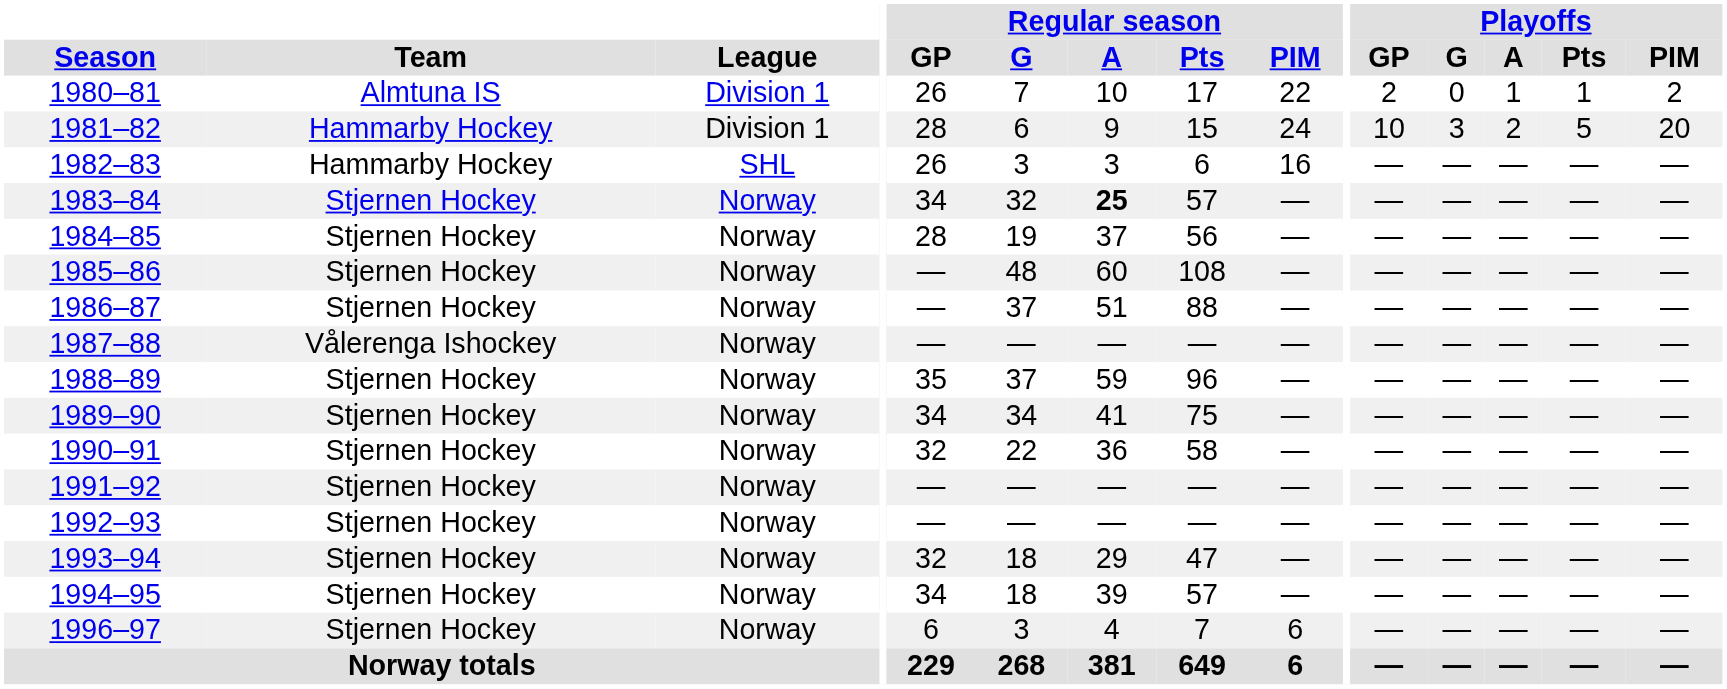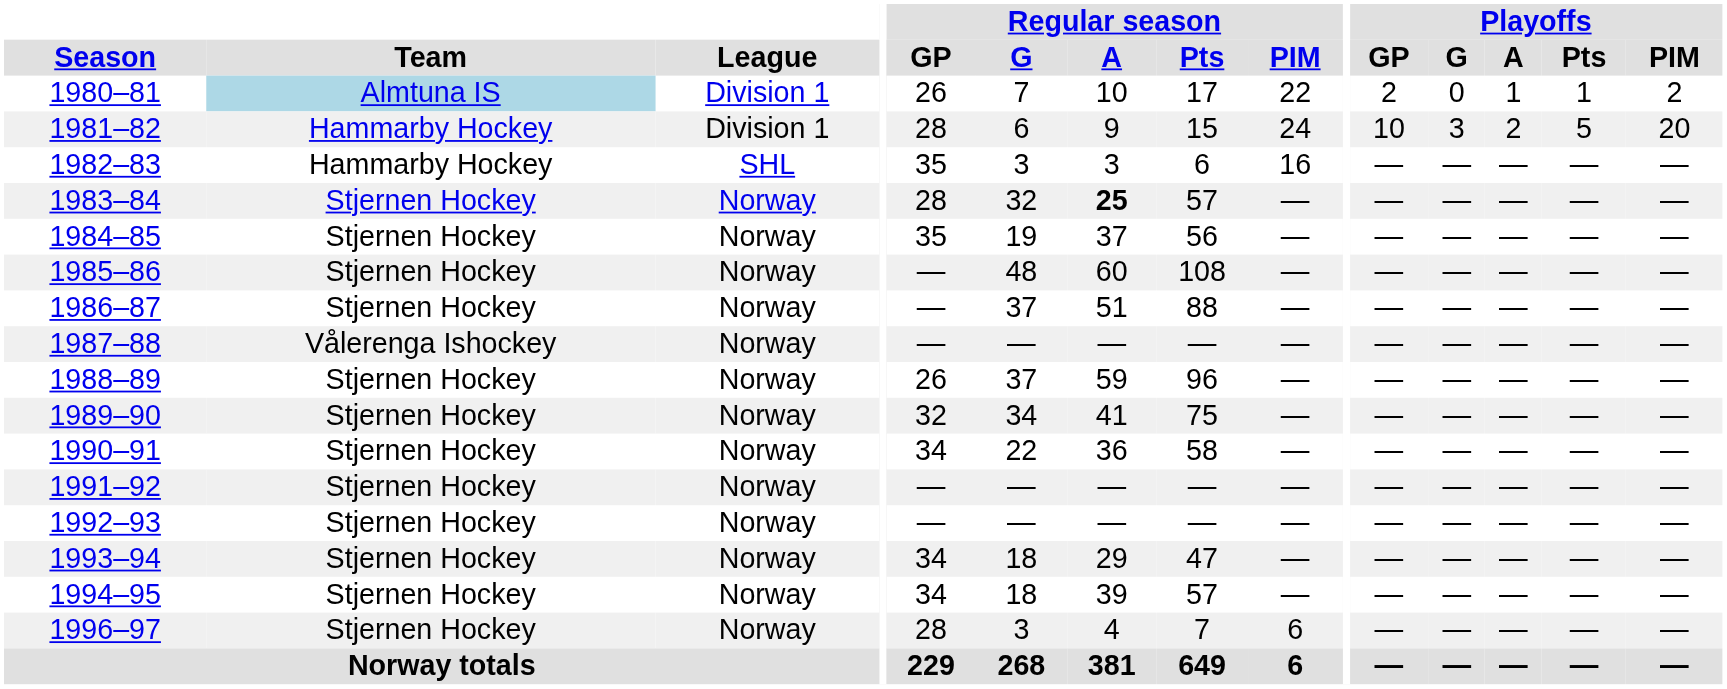(431, 93) no background -> (431, 93) lightblue background
(931, 164) 26 -> (931, 164) 35
(931, 200) 34 -> (931, 200) 28
(931, 236) 28 -> (931, 236) 35
(931, 379) 35 -> (931, 379) 26
(931, 415) 34 -> (931, 415) 32
(931, 451) 32 -> (931, 451) 34
(931, 558) 32 -> (931, 558) 34
(931, 630) 6 -> (931, 630) 28
